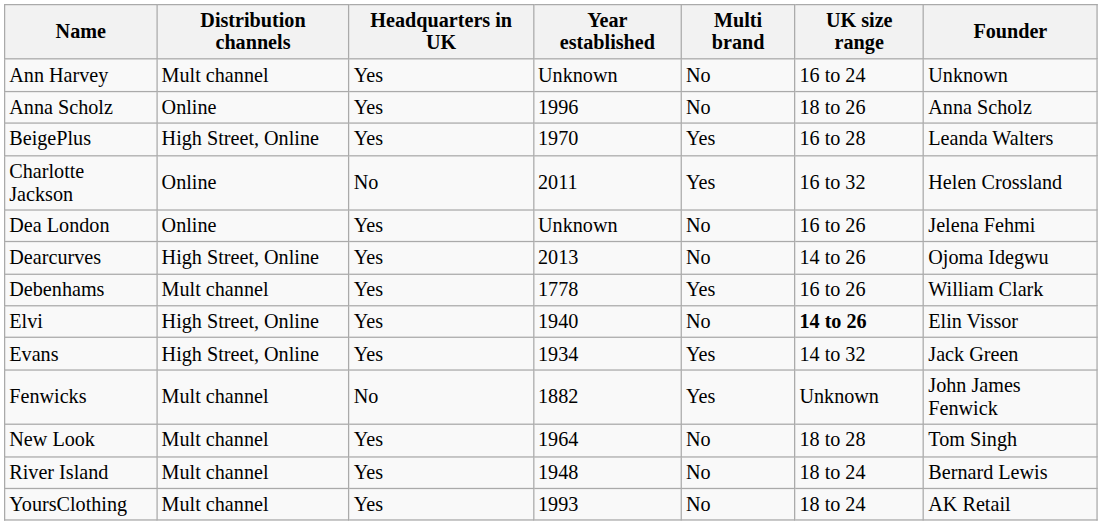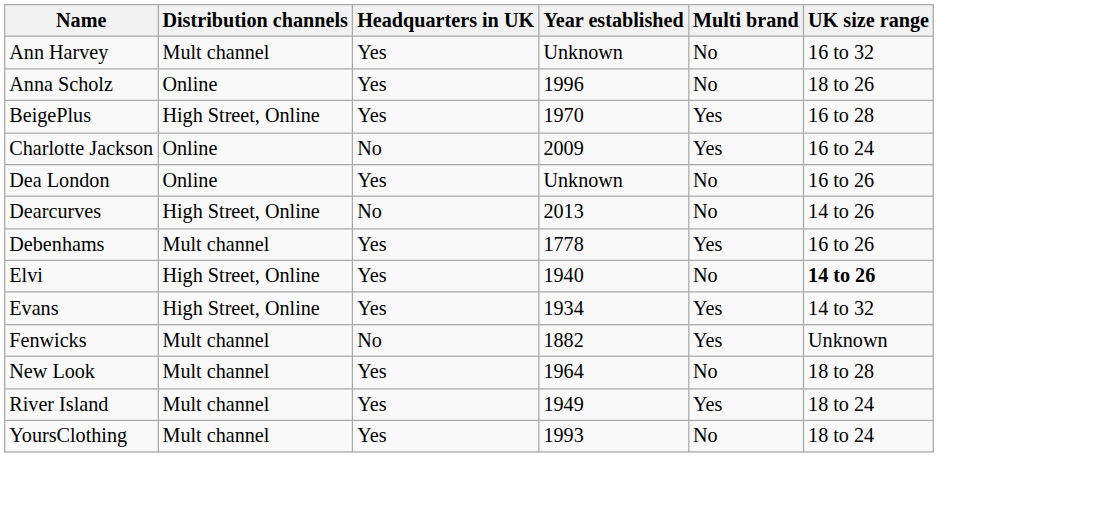- column: (1010, 31)
(832, 75) 16 to 24 -> (841, 52) 16 to 32
(558, 182) 2011 -> (564, 148) 2009
(832, 182) 16 to 32 -> (841, 148) 16 to 24
(368, 257) Yes -> (369, 212) No
(558, 472) 1948 -> (564, 404) 1949
(698, 472) No -> (708, 404) Yes
